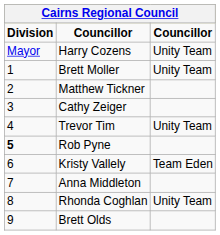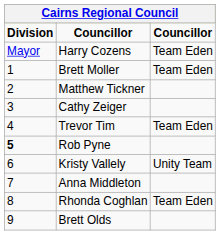(182, 51) Unity Team -> (183, 51) Team Eden
(182, 70) Unity Team -> (183, 70) Team Eden
(182, 126) Unity Team -> (183, 126) Team Eden
(183, 164) Team Eden -> (182, 164) Unity Team
(182, 201) Unity Team -> (183, 201) Team Eden
